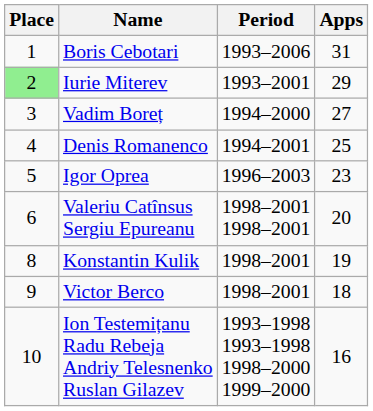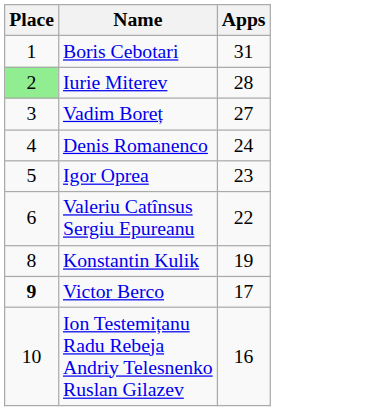- column: (266, 20)
(341, 82) 29 -> (244, 82) 28
(341, 144) 25 -> (244, 144) 24
(341, 218) 20 -> (244, 218) 22
(32, 291) normal -> (32, 291) bold
(341, 291) 18 -> (244, 291) 17
